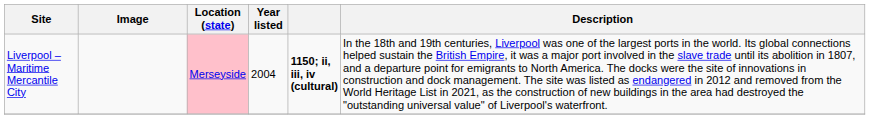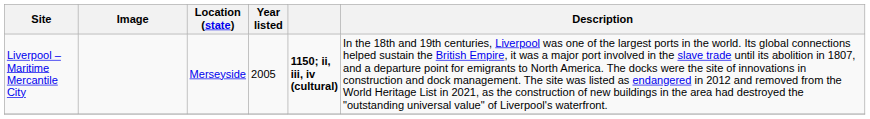(218, 74) pink background -> (218, 74) no background
(263, 74) 2004 -> (263, 74) 2005
